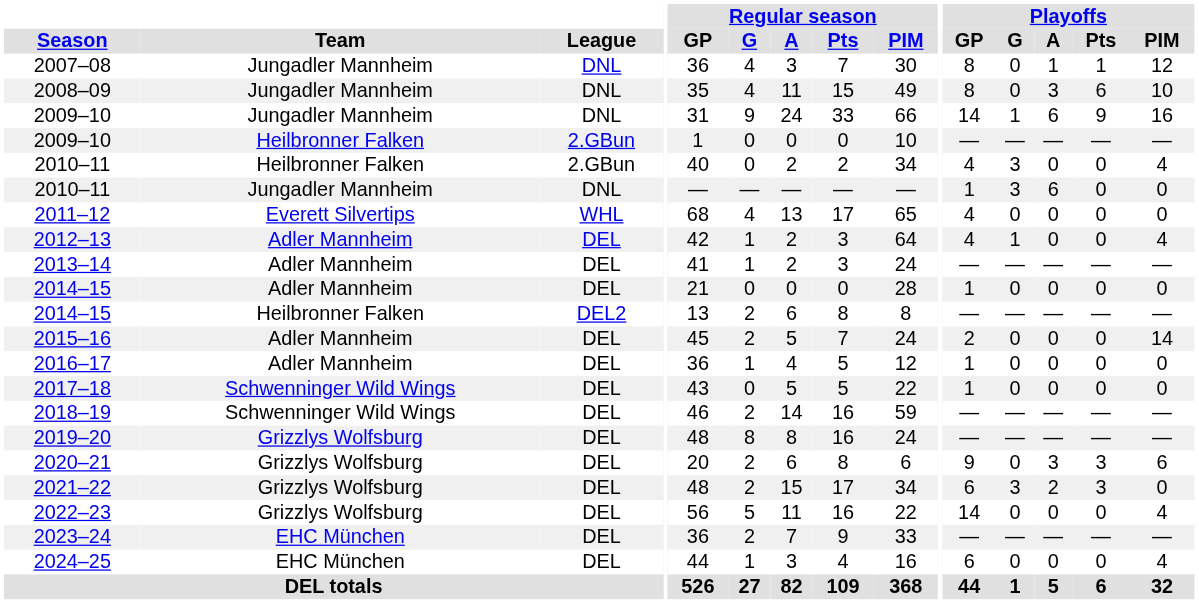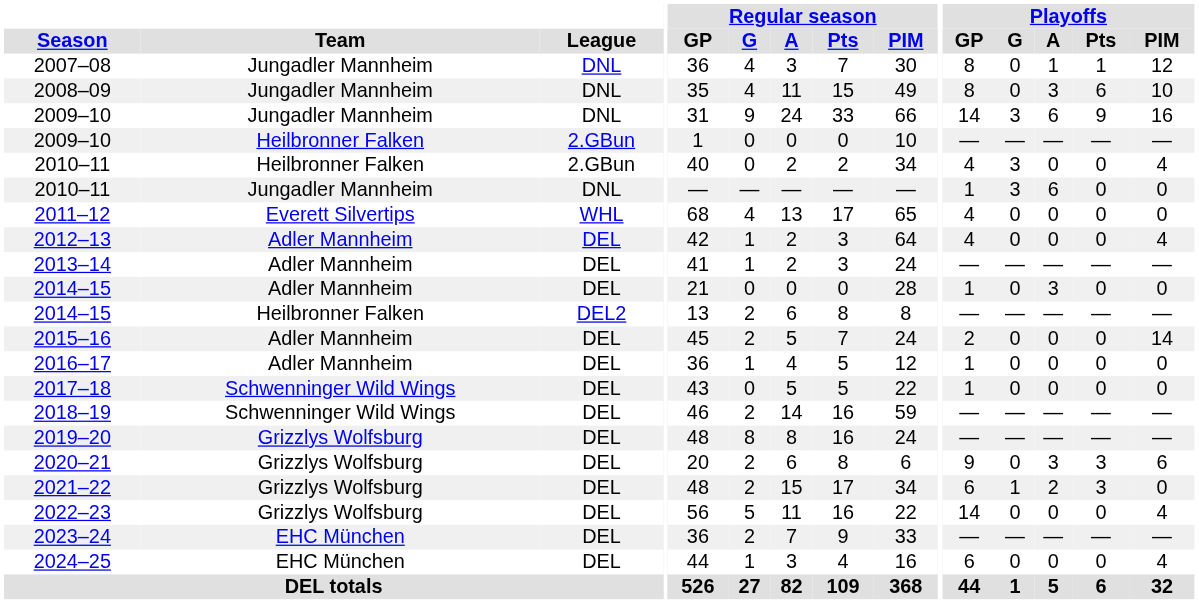(1015, 115) 1 -> (1015, 115) 3
(1015, 239) 1 -> (1015, 239) 0
(1053, 289) 0 -> (1053, 289) 3
(1015, 487) 3 -> (1015, 487) 1
